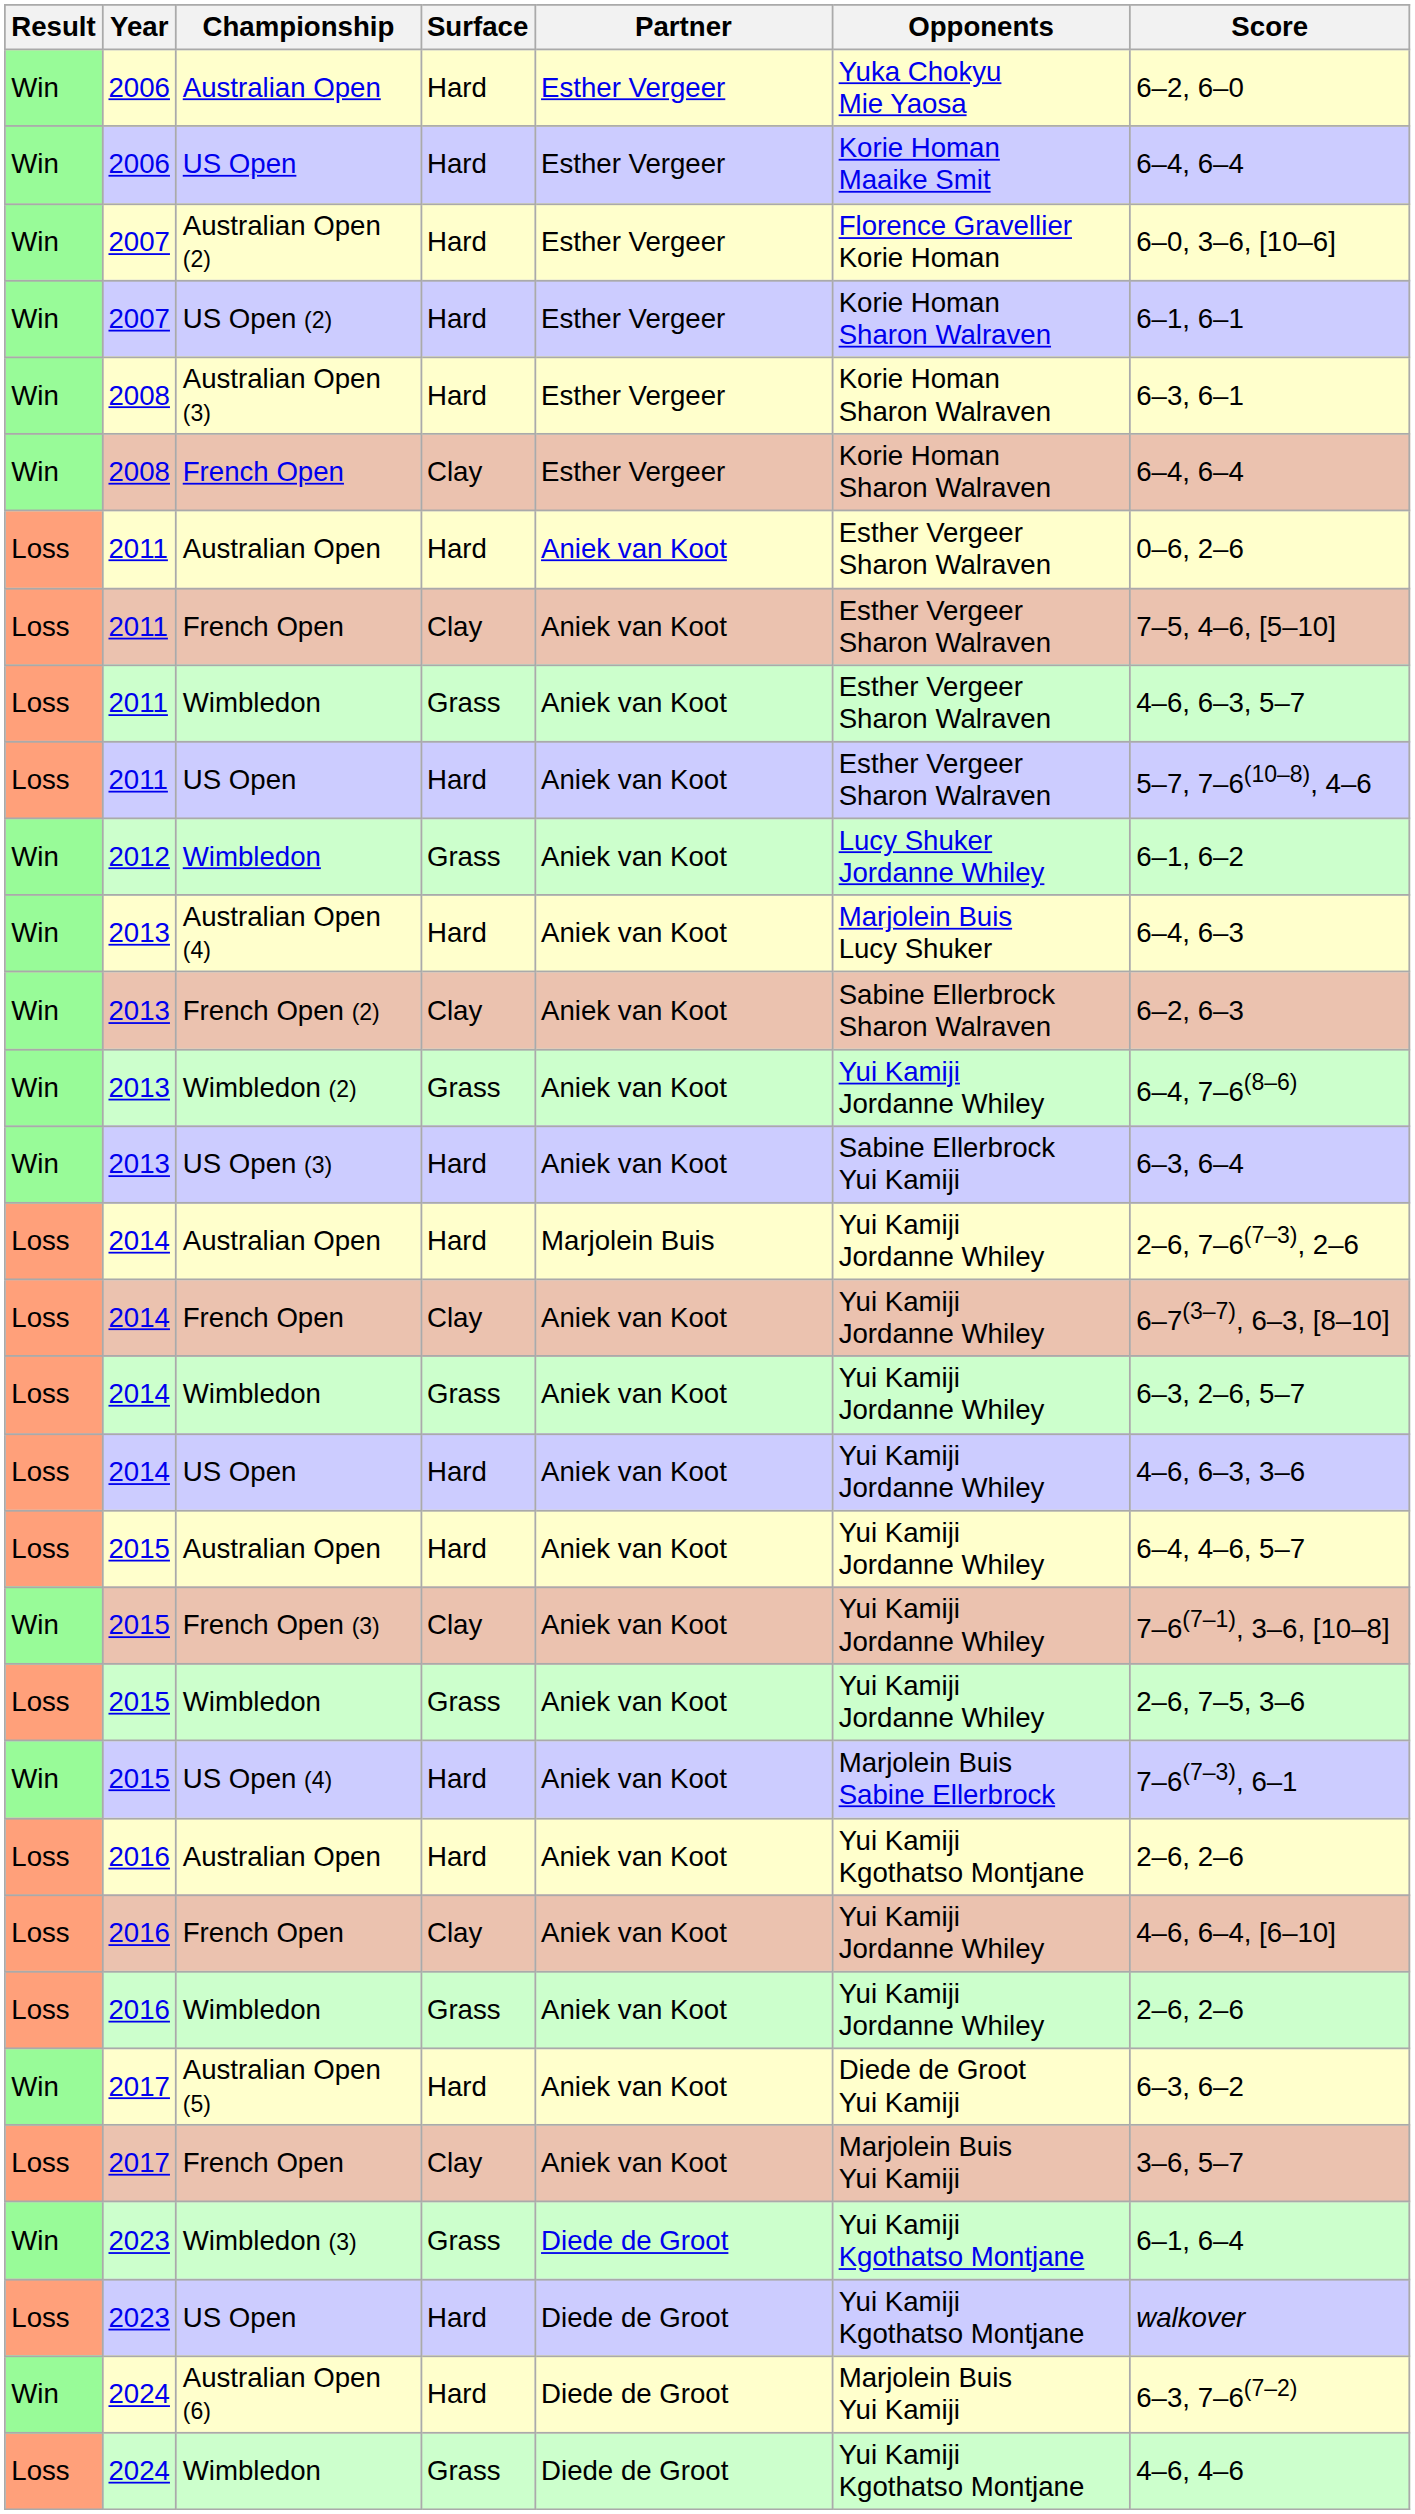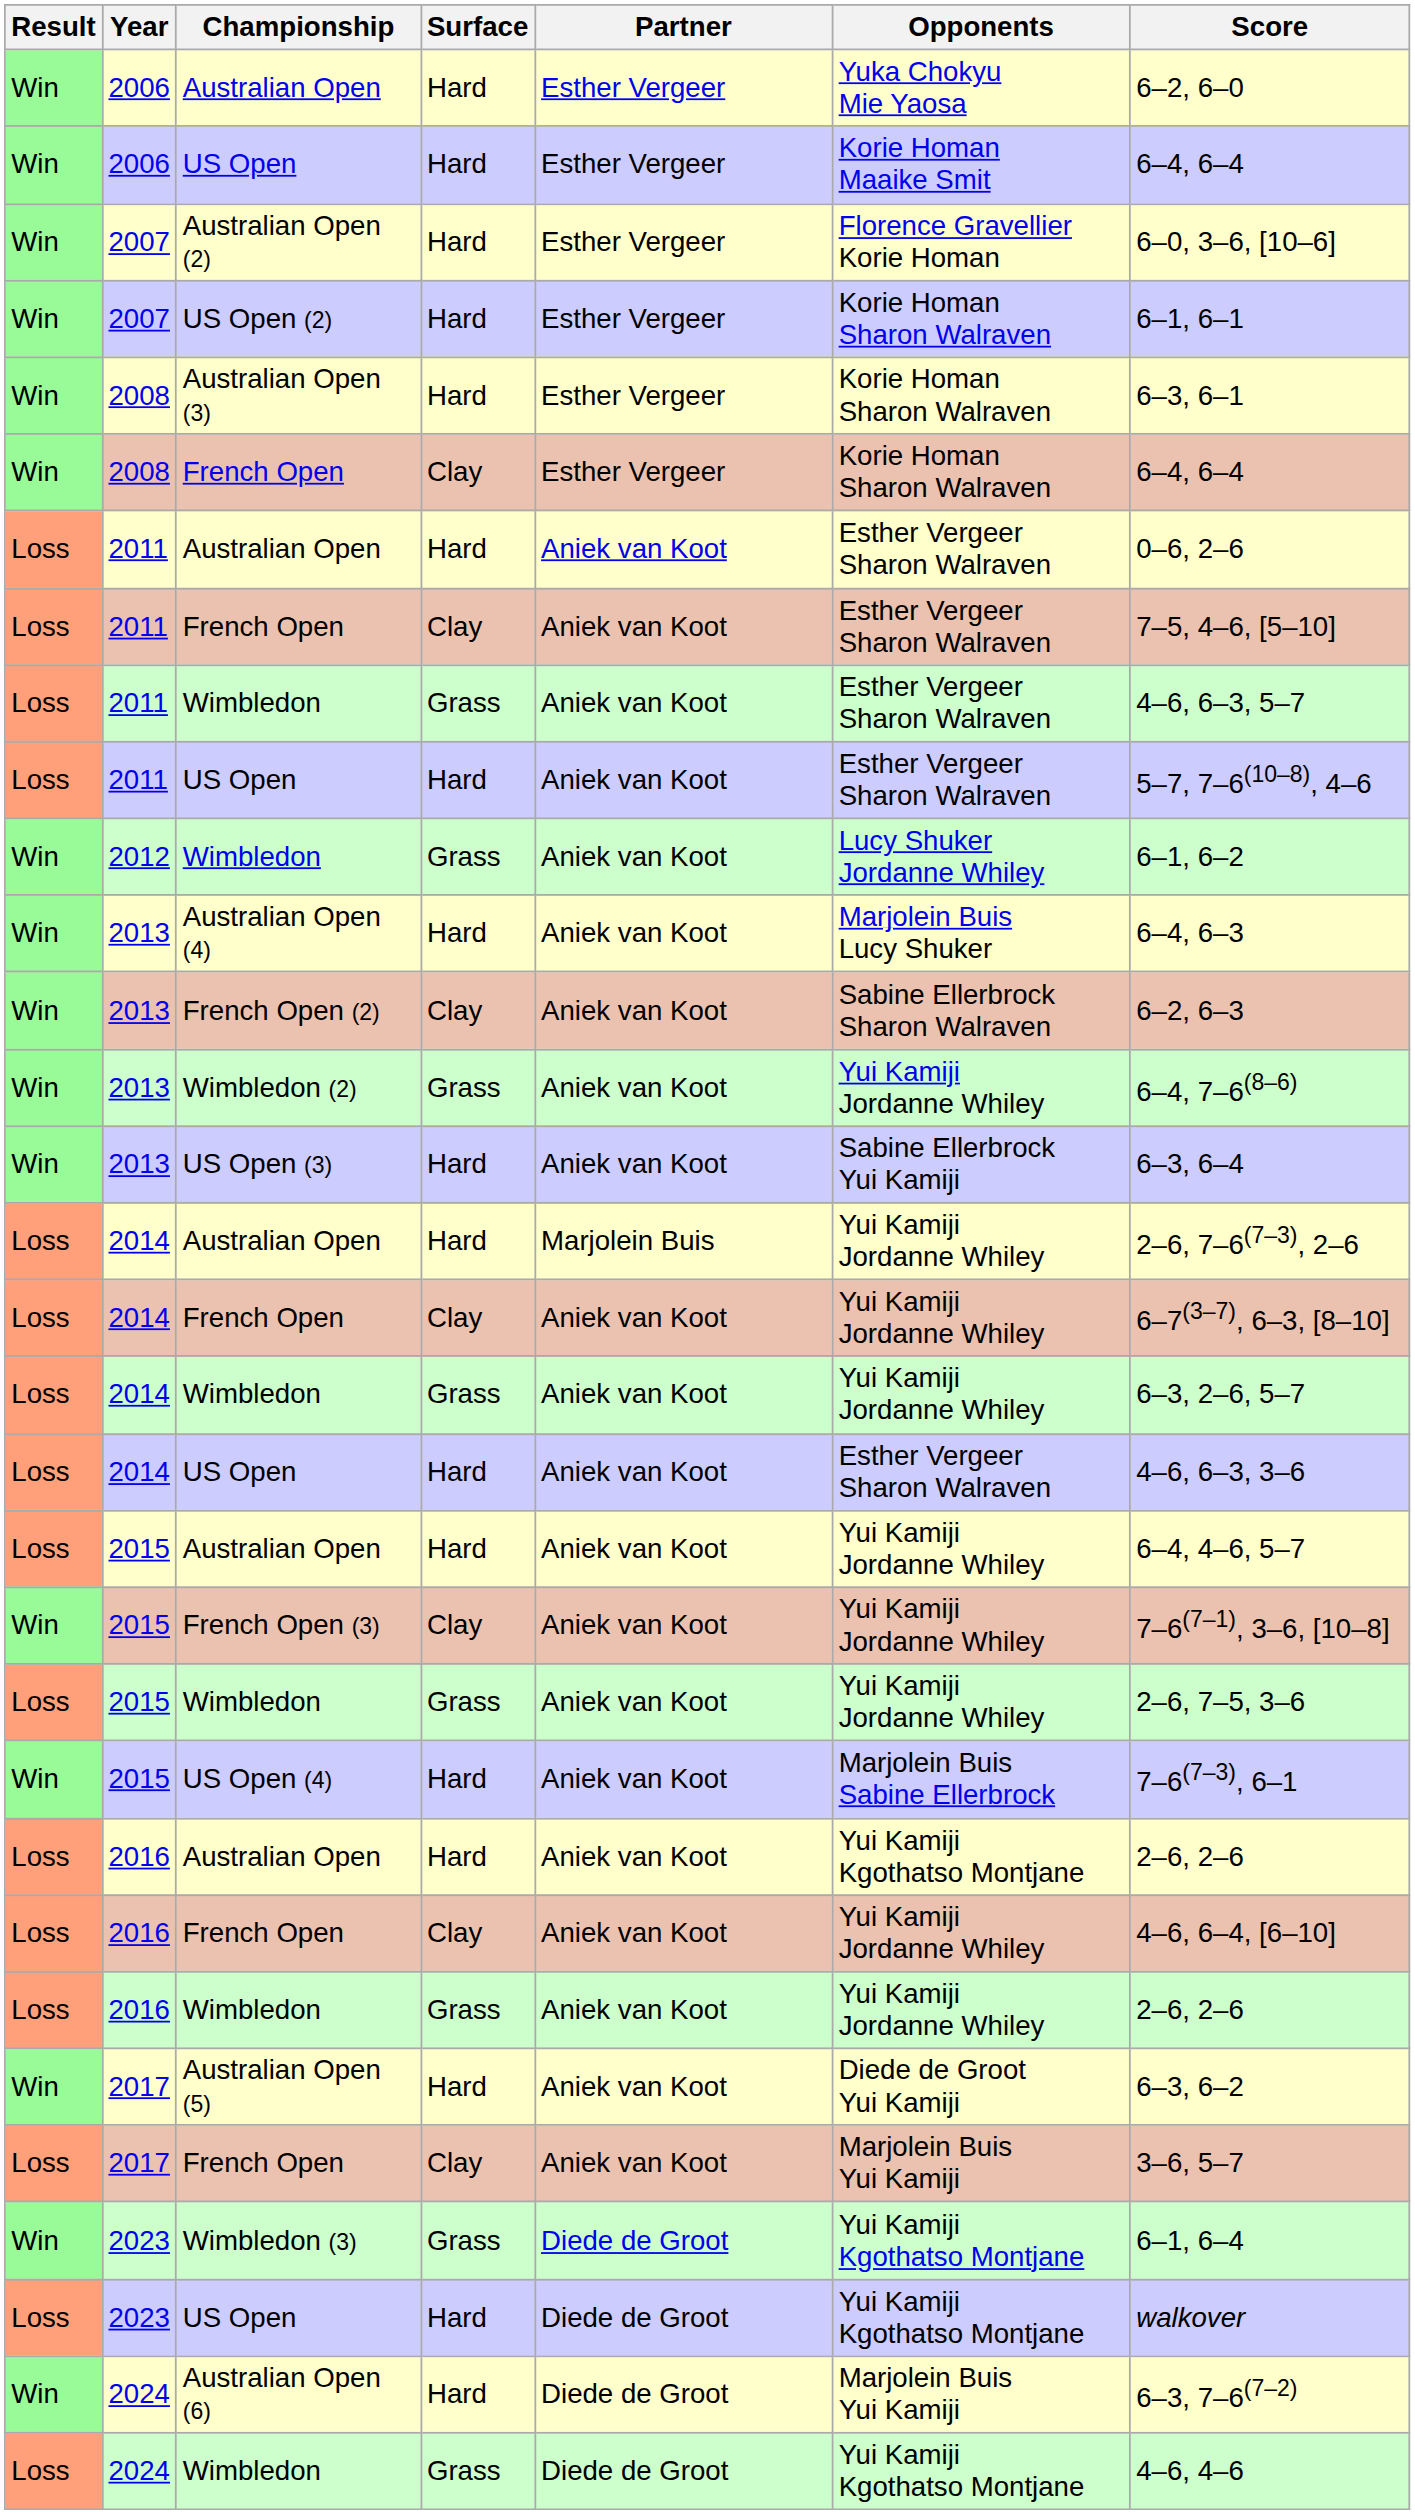(942, 1471) Yui Kamiji Jordanne Whiley -> (945, 1471) Esther Vergeer Sharon Walraven
